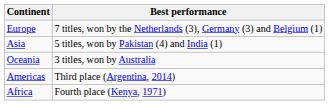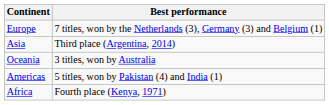(138, 44) 5 titles, won by Pakistan (4) and India (1) -> (115, 44) Third place (Argentina, 2014)
(115, 76) Third place (Argentina, 2014) -> (138, 76) 5 titles, won by Pakistan (4) and India (1)
